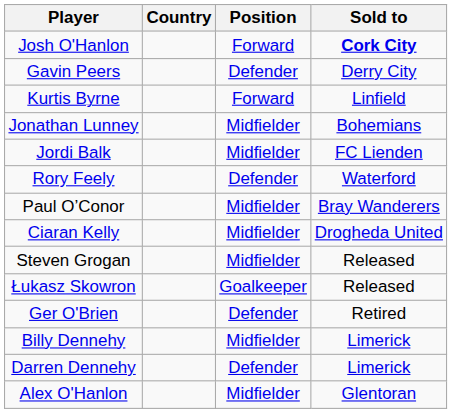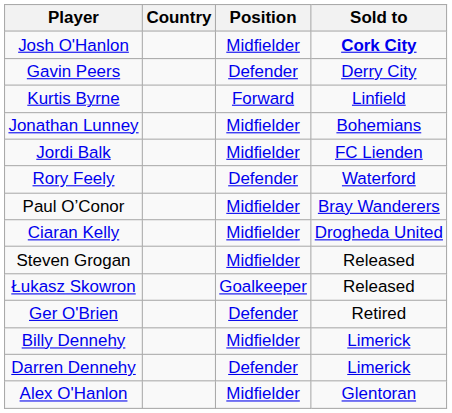(263, 44) Forward -> (263, 44) Midfielder
